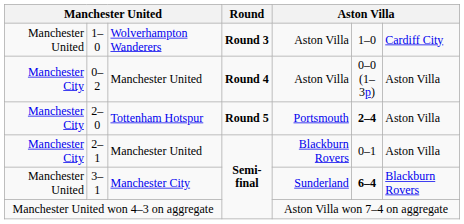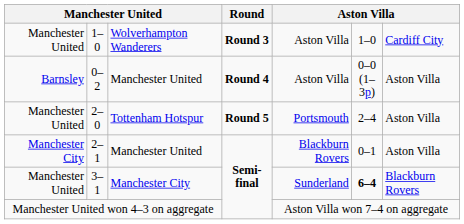(56, 79) Manchester City -> (63, 79) Barnsley
(56, 118) Manchester City -> (56, 118) Manchester United
(367, 118) bold -> (367, 118) normal
